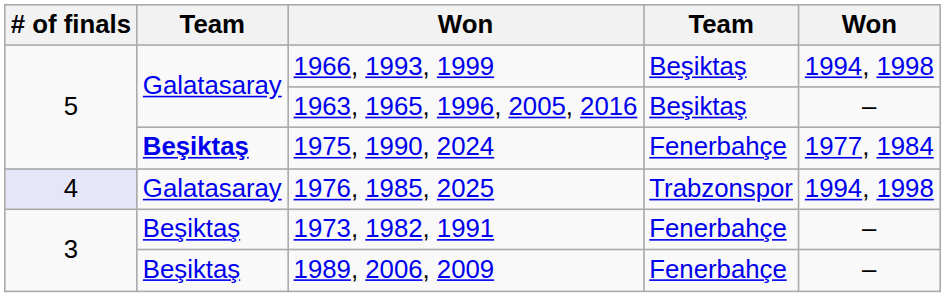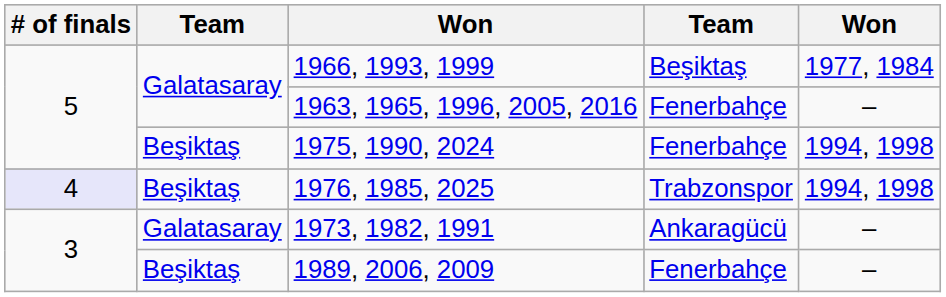(869, 65) 1994, 1998 -> (869, 65) 1977, 1984
(698, 106) Beşiktaş -> (718, 106) Fenerbahçe
(196, 147) bold -> (192, 147) normal
(869, 147) 1977, 1984 -> (869, 147) 1994, 1998
(212, 188) Galatasaray -> (192, 188) Beşiktaş
(192, 229) Beşiktaş -> (212, 229) Galatasaray
(718, 229) Fenerbahçe -> (718, 229) Ankaragücü
